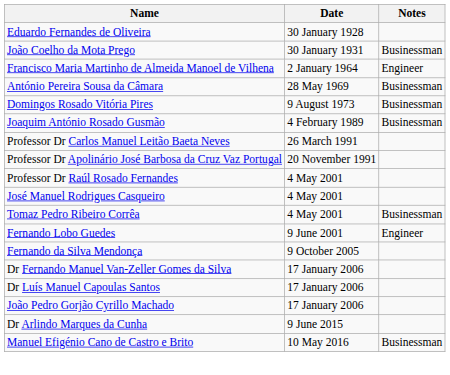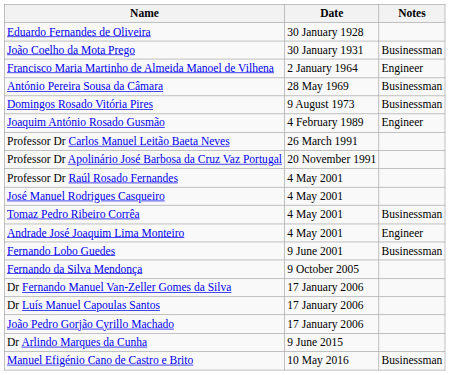(412, 123) Businessman -> (402, 123) Engineer
+ row: (96, 232)
(402, 232) Engineer -> (412, 251) Businessman
